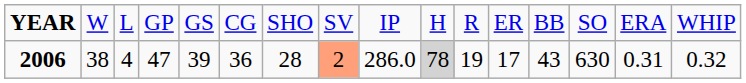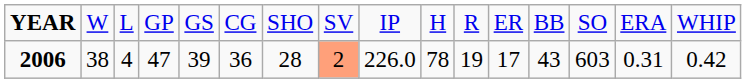(390, 59) 286.0 -> (390, 59) 226.0
(438, 59) lightgrey background -> (438, 59) no background
(592, 59) 630 -> (592, 59) 603
(706, 59) 0.32 -> (706, 59) 0.42
